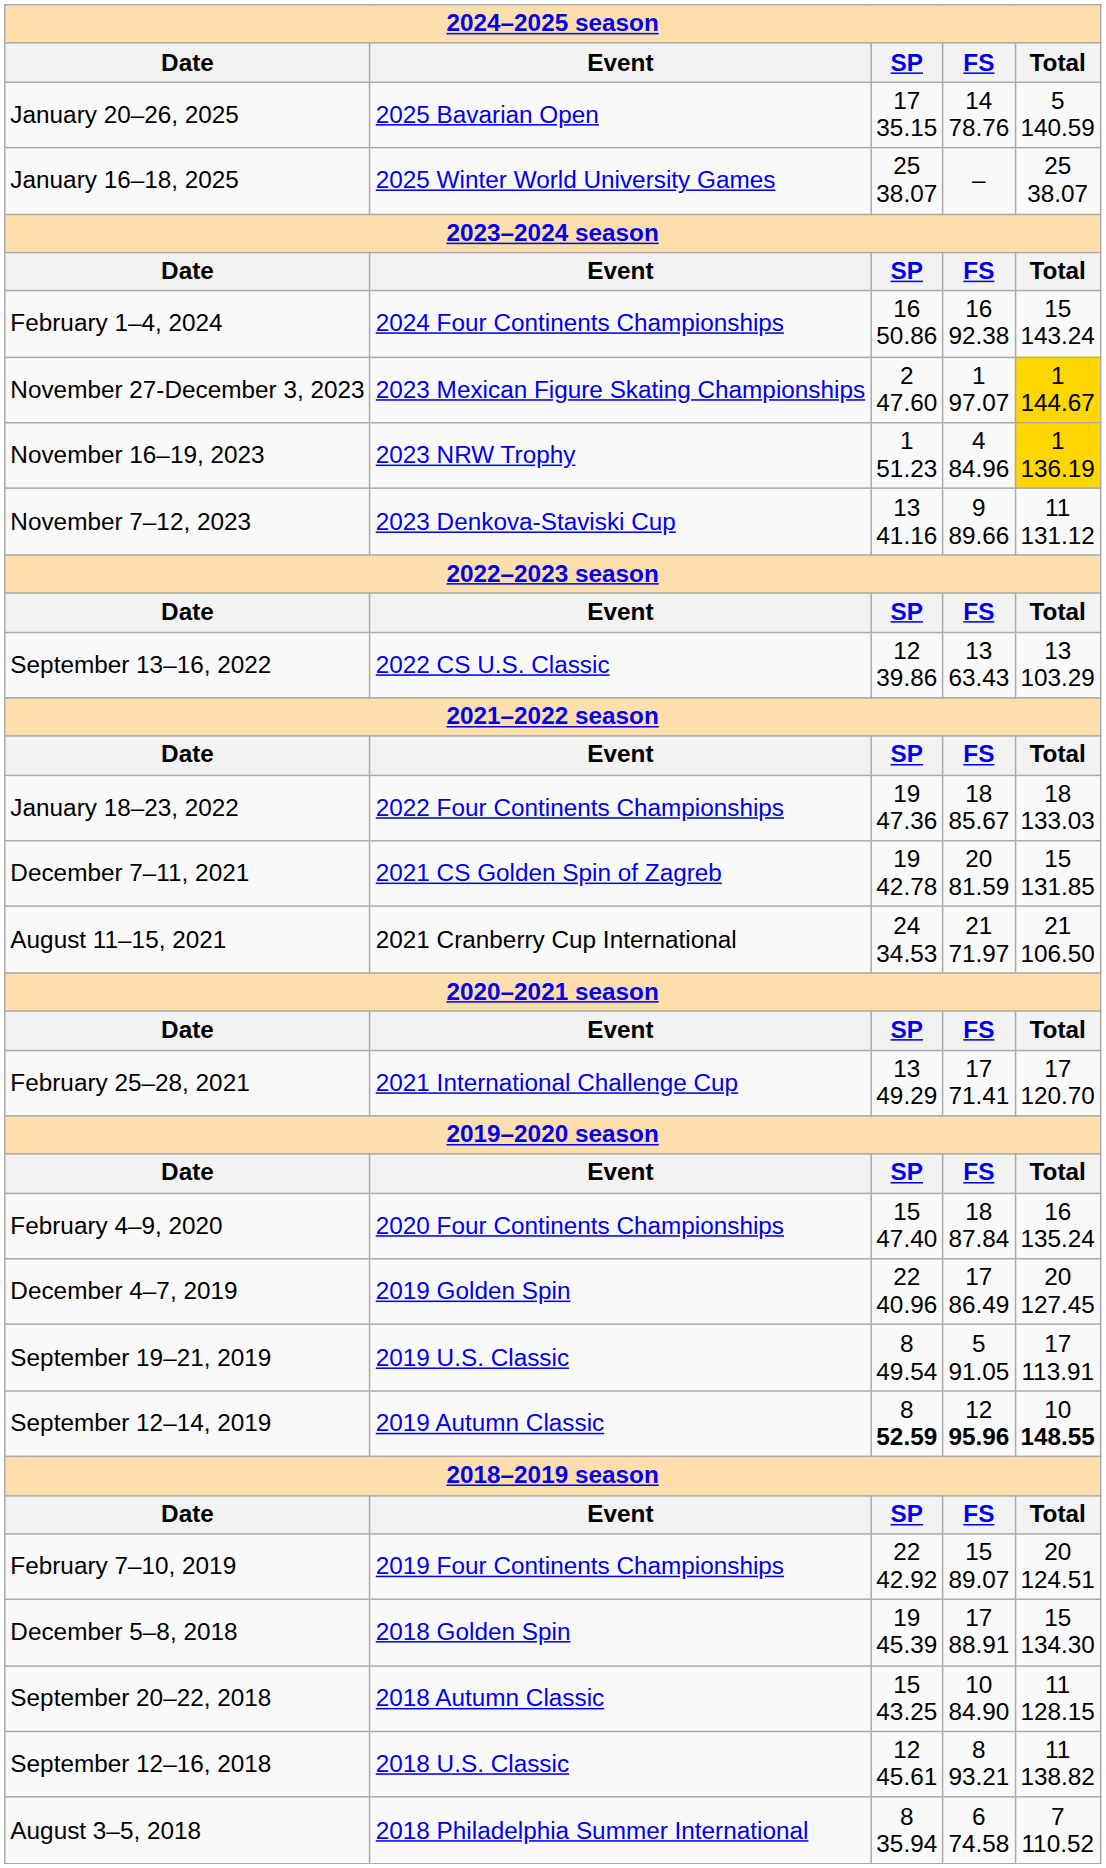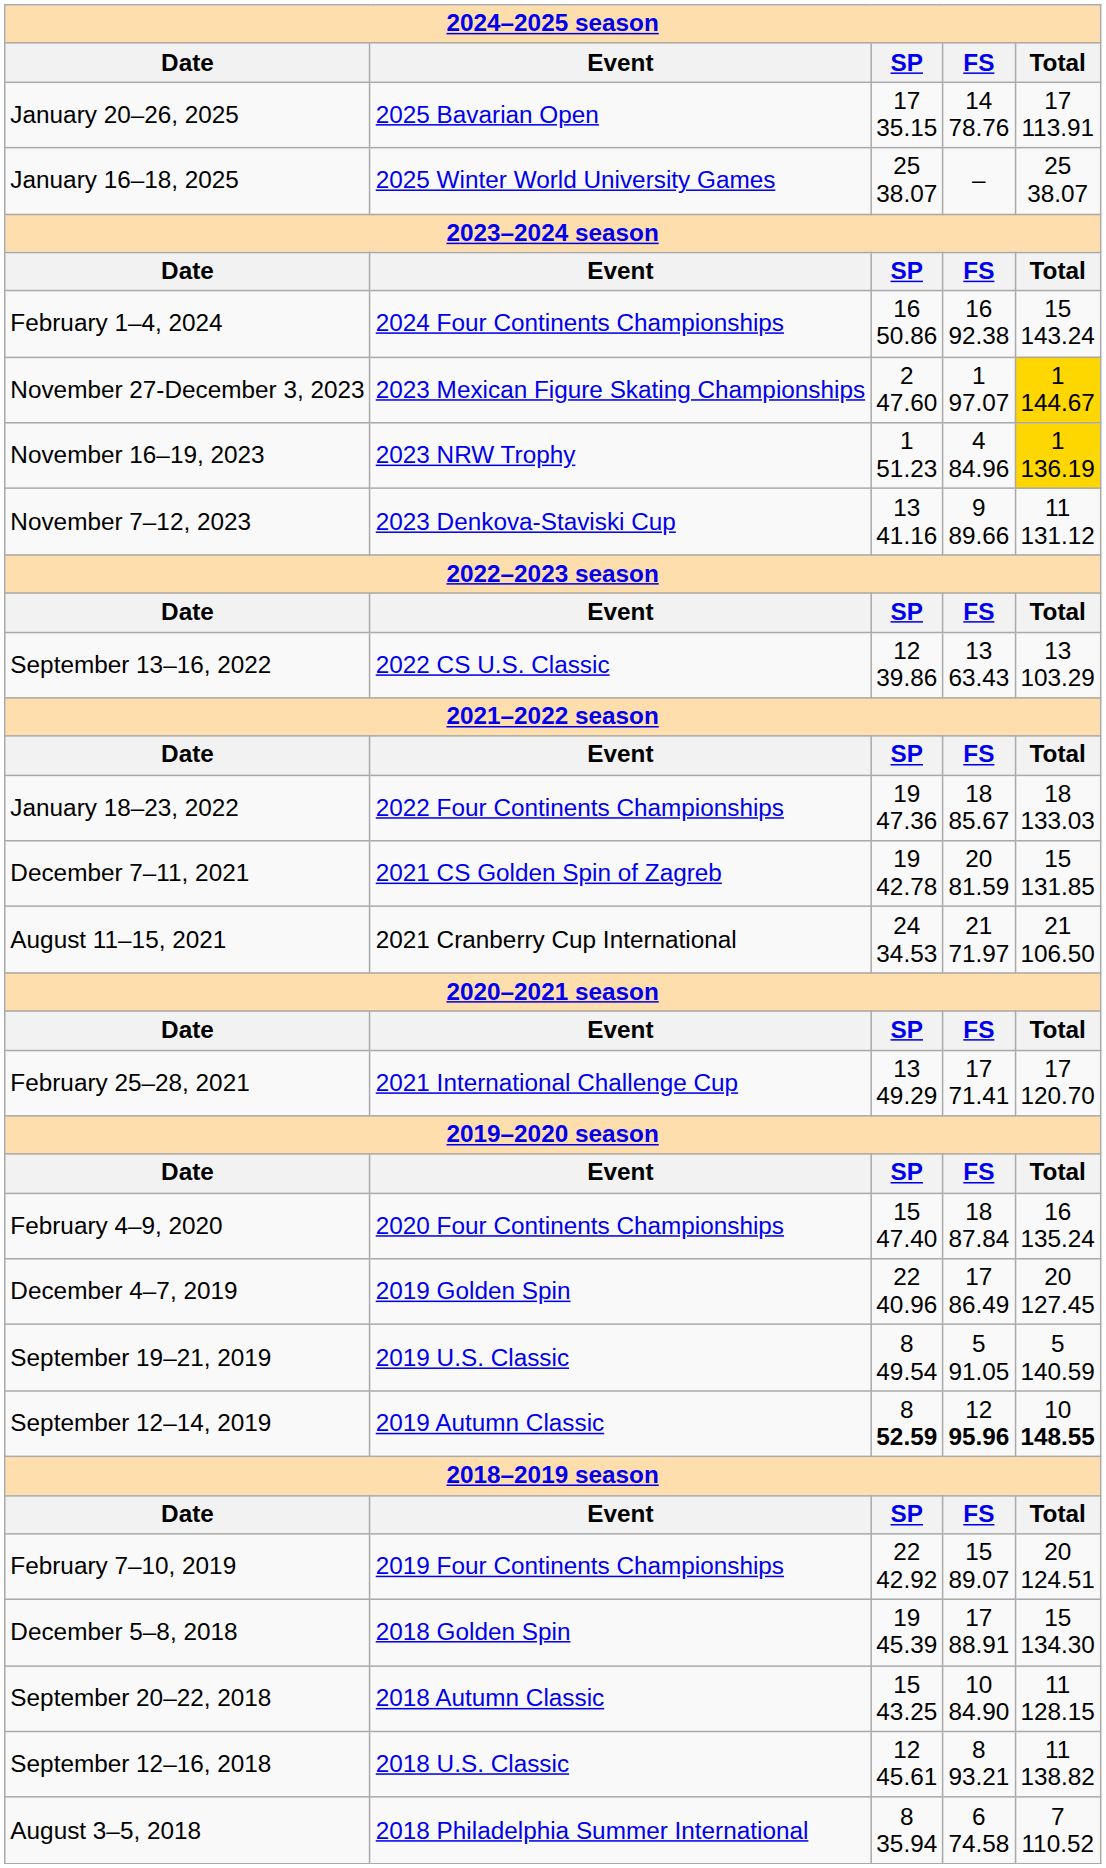(1058, 114) 5 140.59 -> (1058, 114) 17 113.91
(1058, 1357) 17 113.91 -> (1058, 1357) 5 140.59
